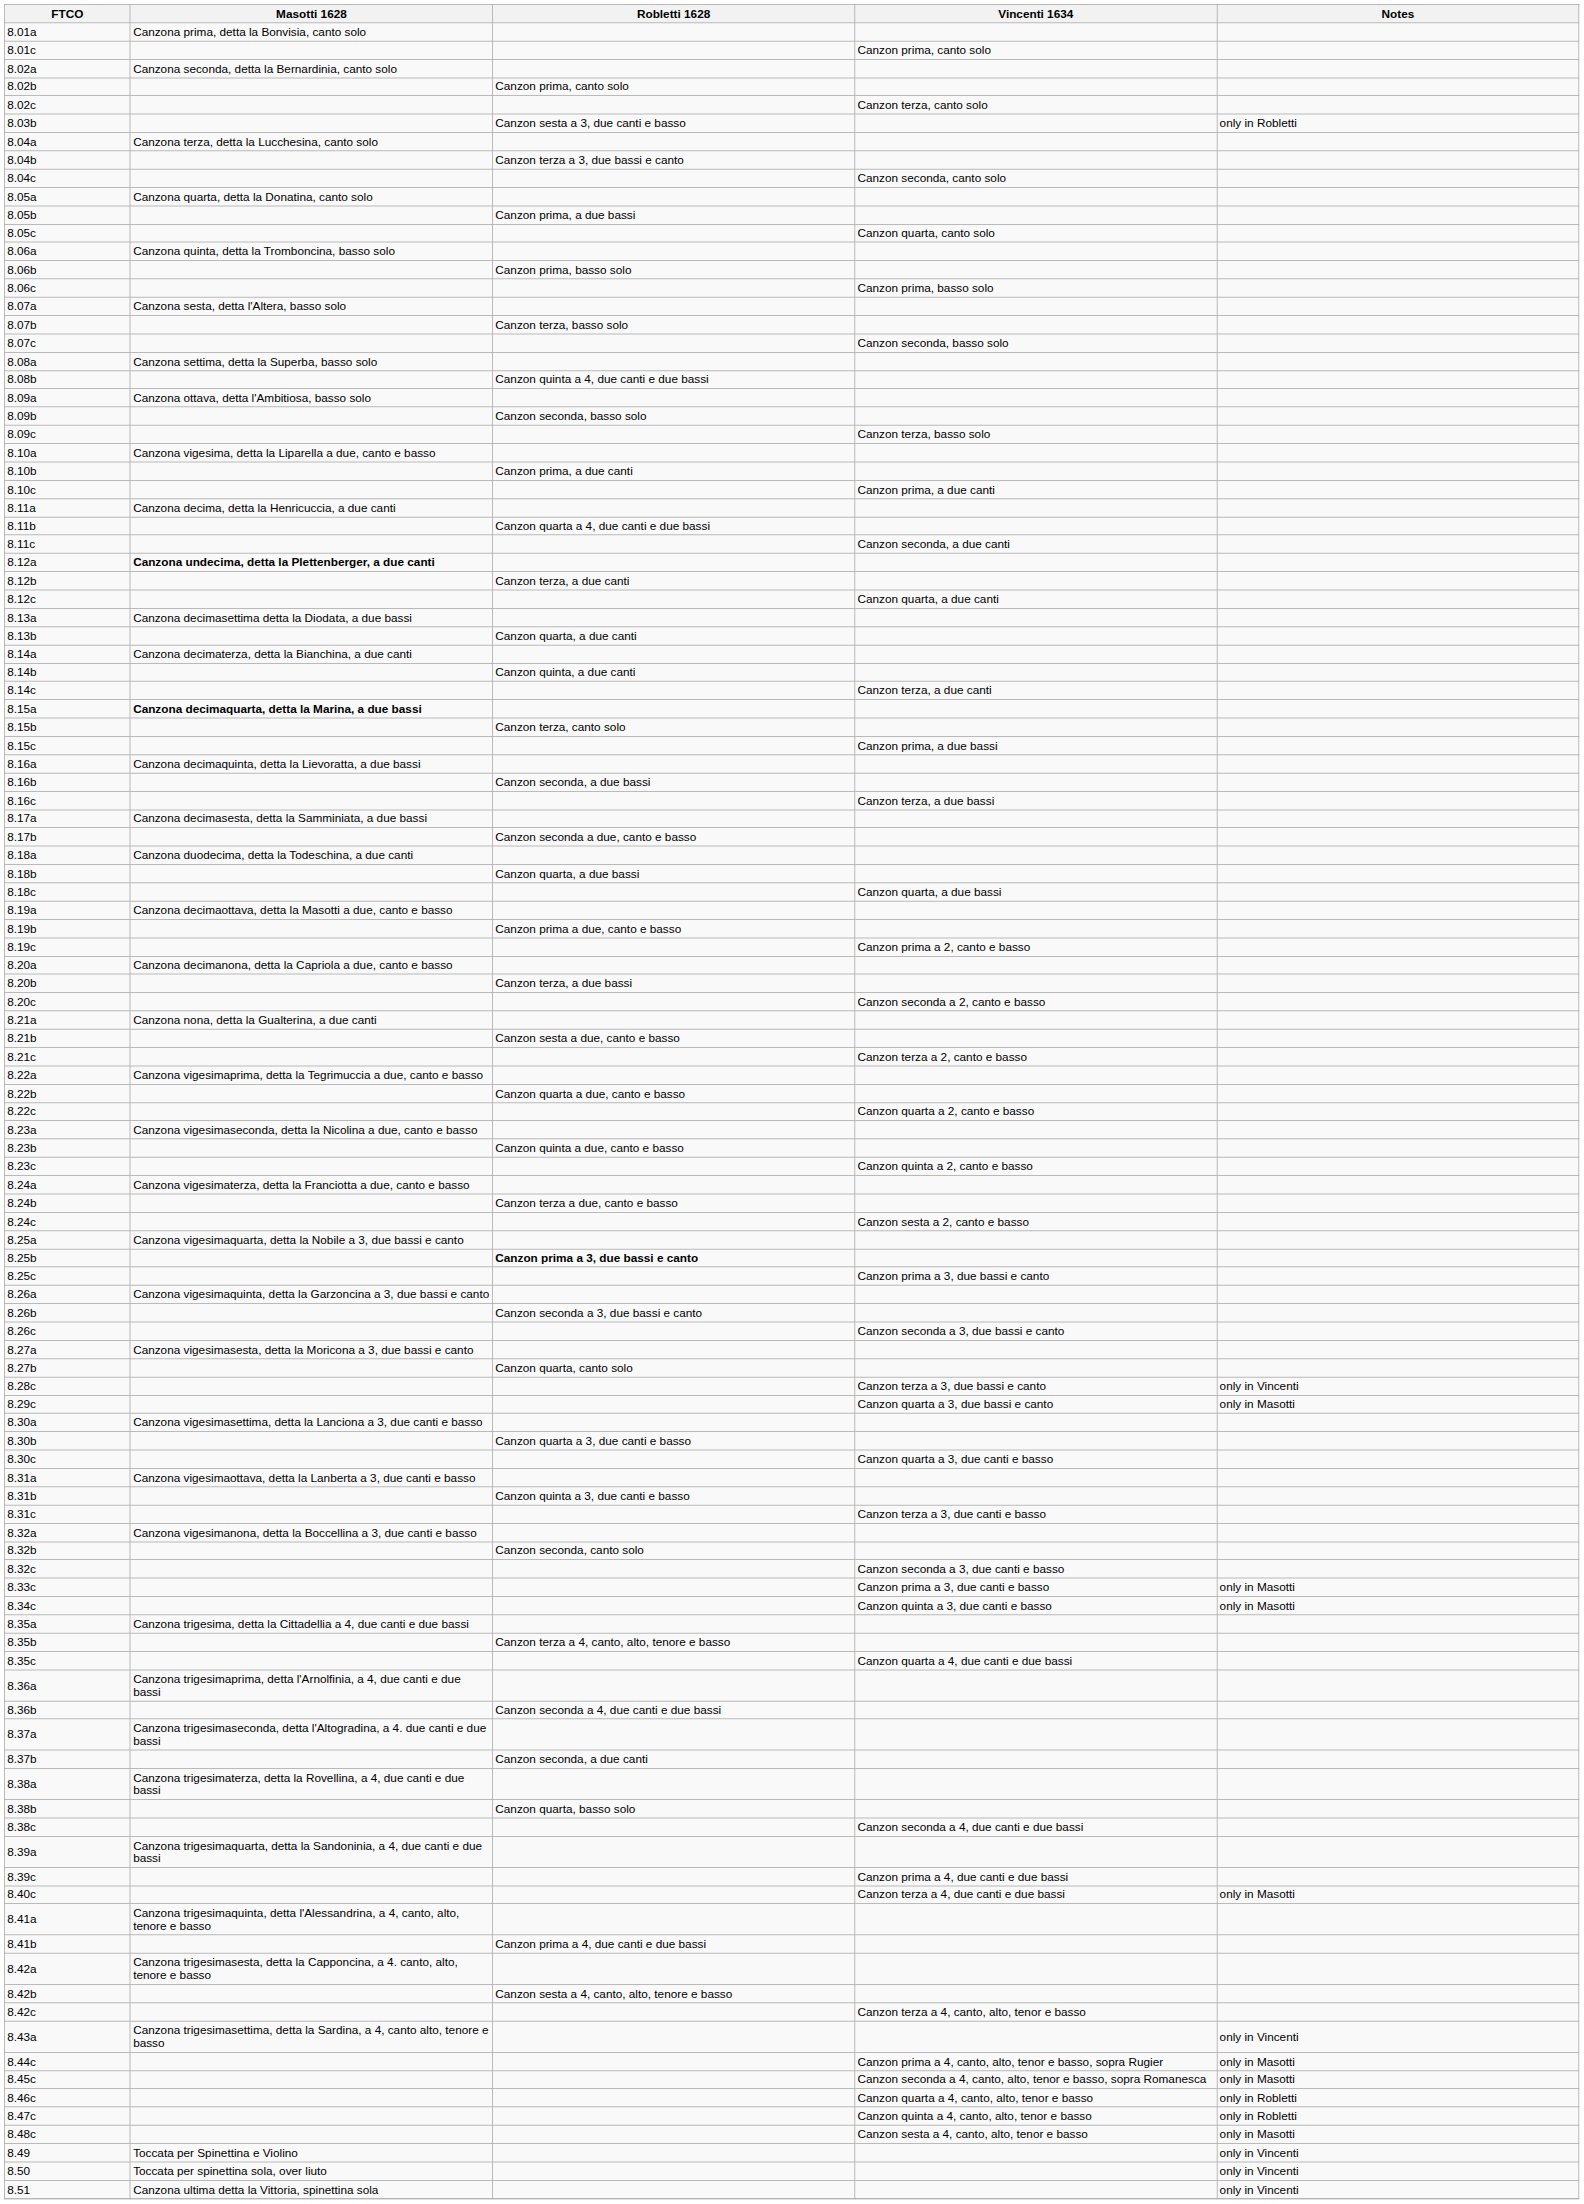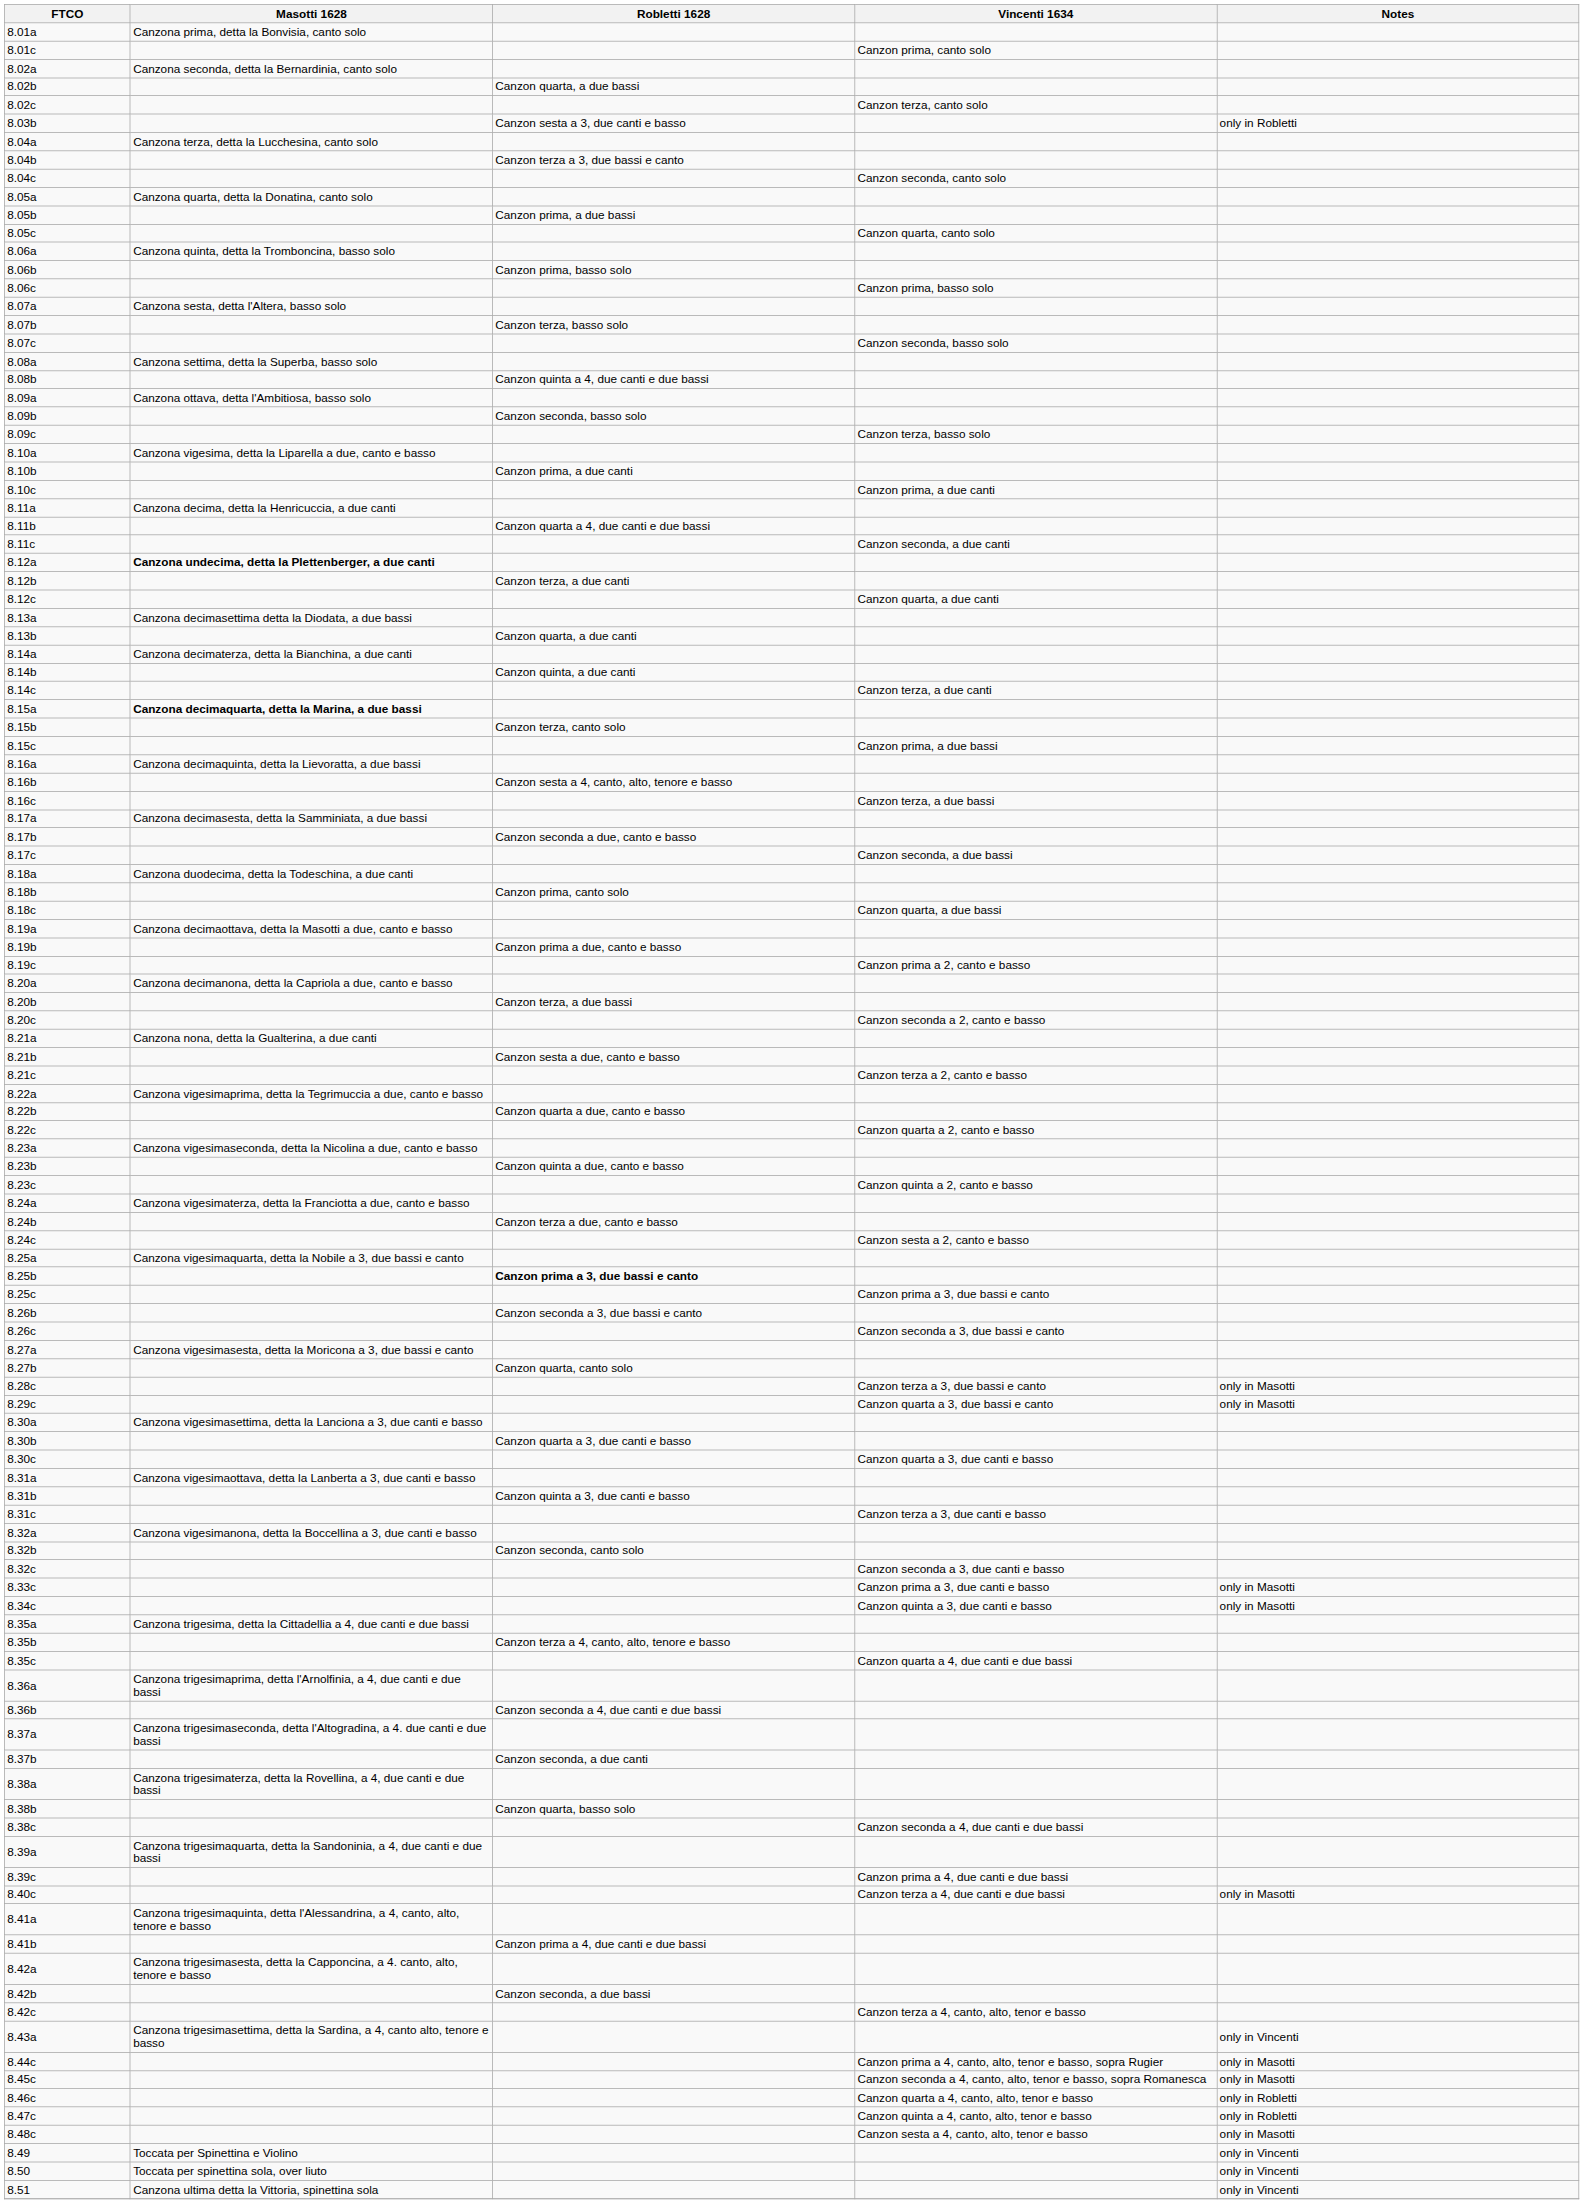(562, 86) Canzon prima, canto solo -> (567, 86) Canzon quarta, a due bassi
(573, 782) Canzon seconda, a due bassi -> (614, 782) Canzon sesta a 4, canto, alto, tenore e basso
+ row: (22, 855)
(567, 873) Canzon quarta, a due bassi -> (562, 892) Canzon prima, canto solo
- row: (22, 1294)
(1259, 1386) only in Vincenti -> (1257, 1386) only in Masotti
(614, 1993) Canzon sesta a 4, canto, alto, tenore e basso -> (573, 1993) Canzon seconda, a due bassi
